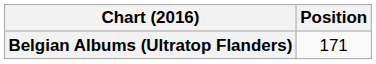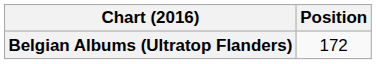(334, 44) 171 -> (334, 44) 172
